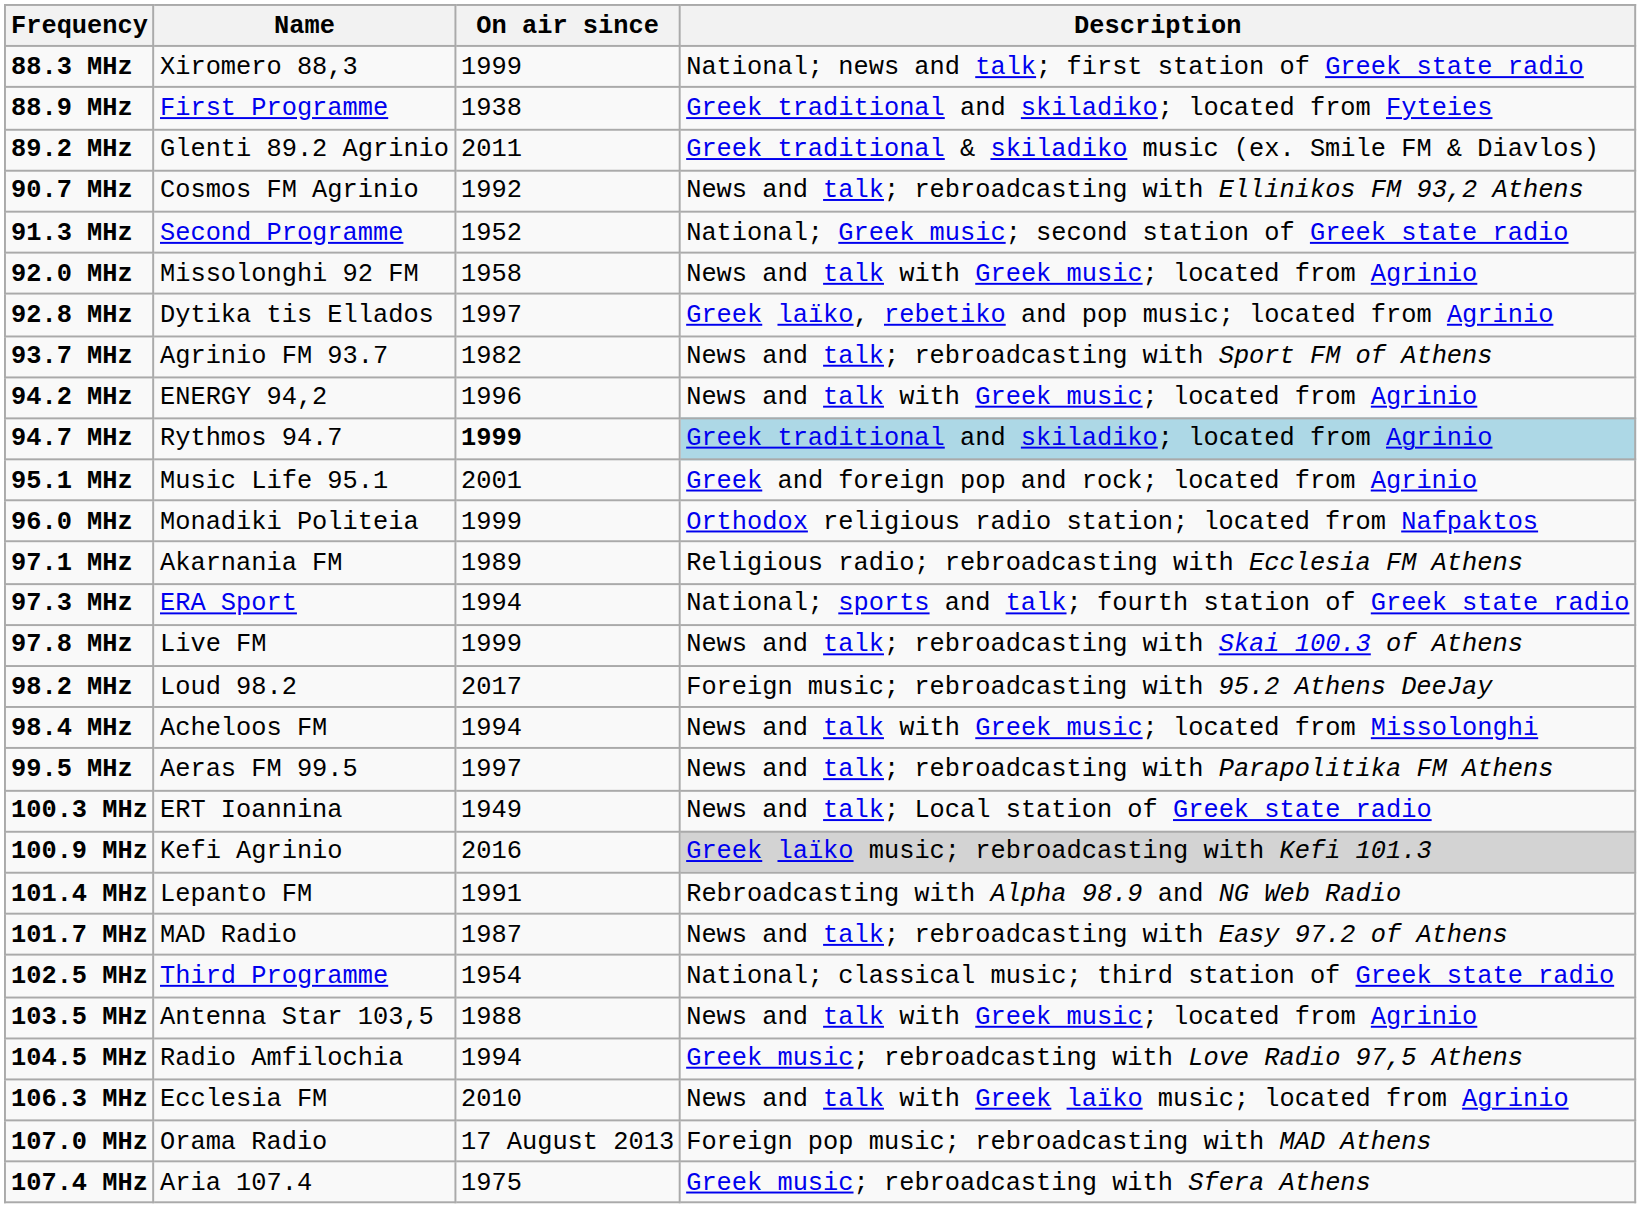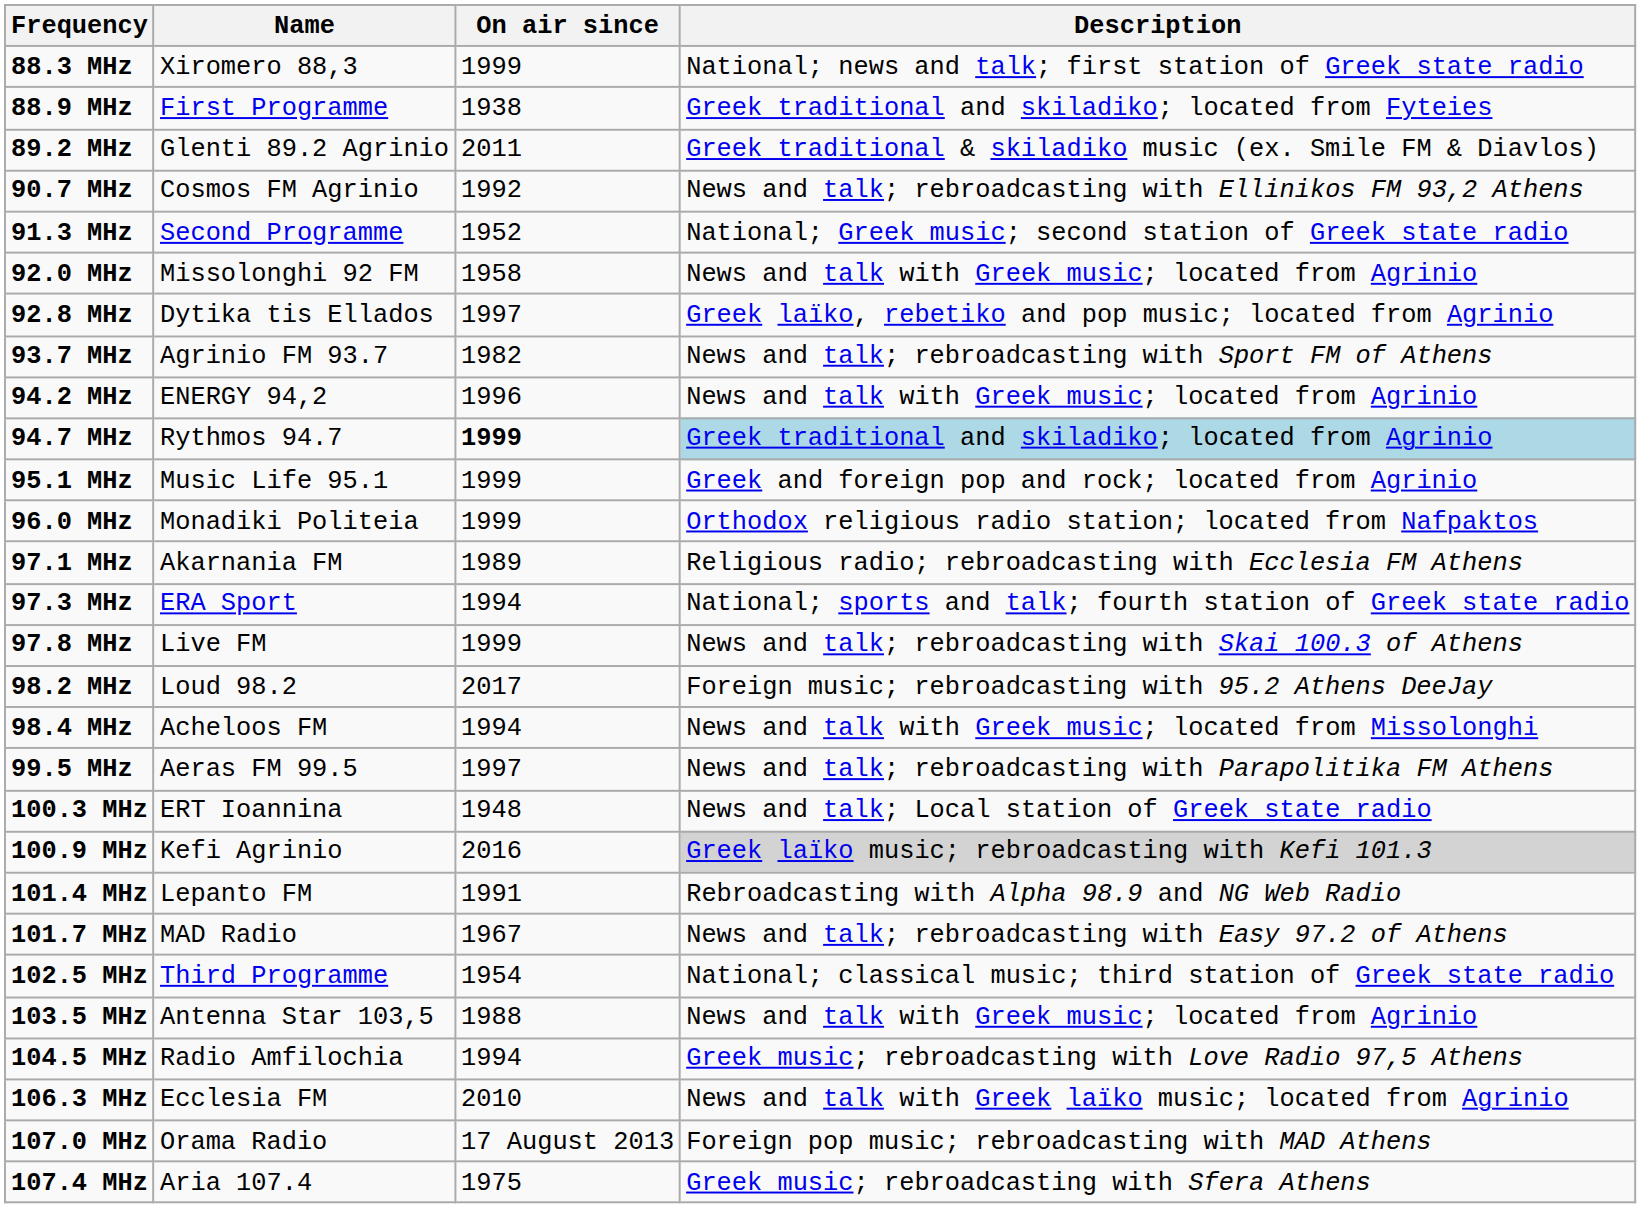(492, 480) 2001 -> (492, 480) 1999
(492, 811) 1949 -> (492, 811) 1948
(492, 935) 1987 -> (492, 935) 1967
